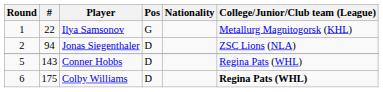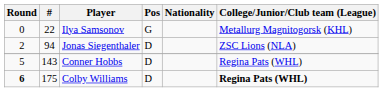(22, 29) 1 -> (22, 29) 0
(22, 78) normal -> (22, 78) bold
